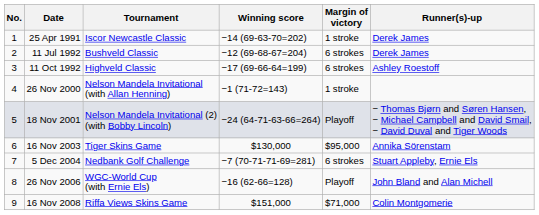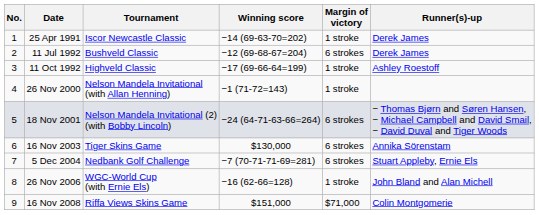(344, 68) 6 strokes -> (342, 68) 1 stroke
(339, 120) Playoff -> (344, 120) 6 strokes
(342, 146) $95,000 -> (344, 146) 6 strokes
(339, 182) Playoff -> (342, 182) 1 stroke
